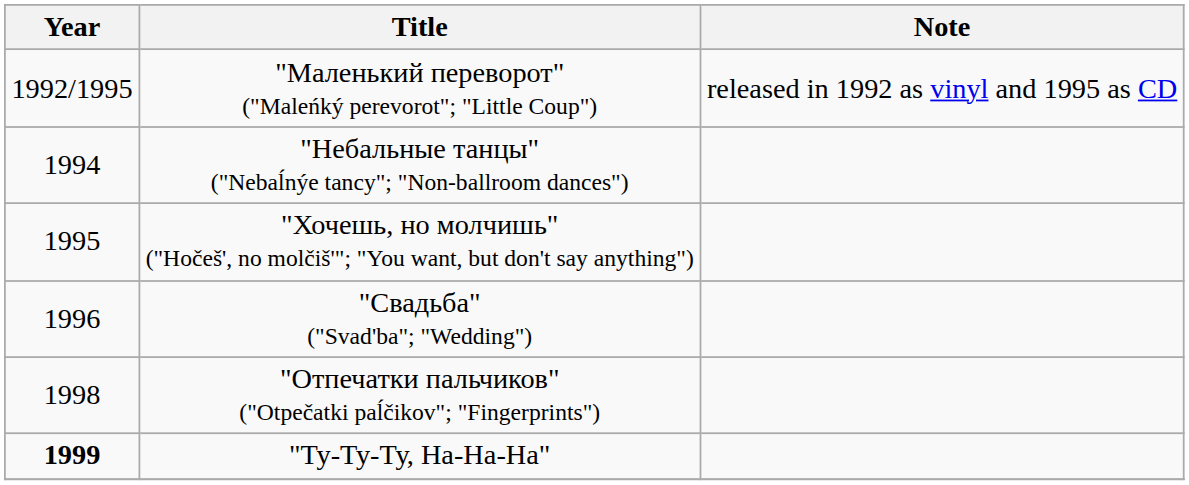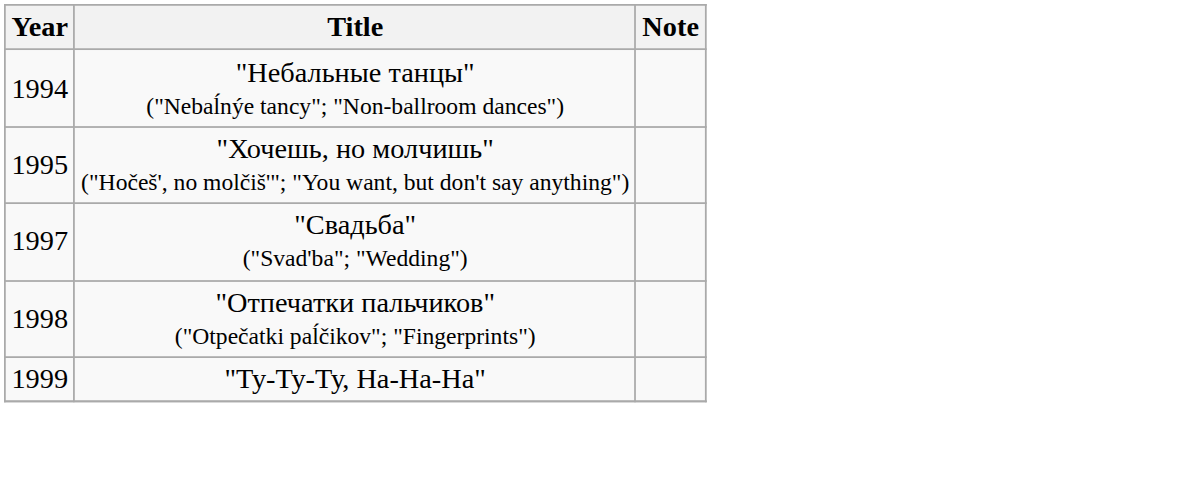- row: (420, 87)
(72, 318) 1996 -> (40, 241) 1997
(72, 455) bold -> (40, 378) normal
